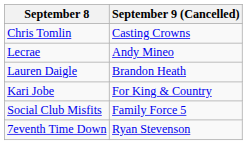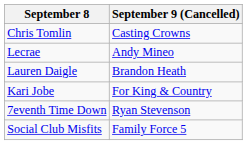rows swapped: (54, 110) <-> (57, 129)
